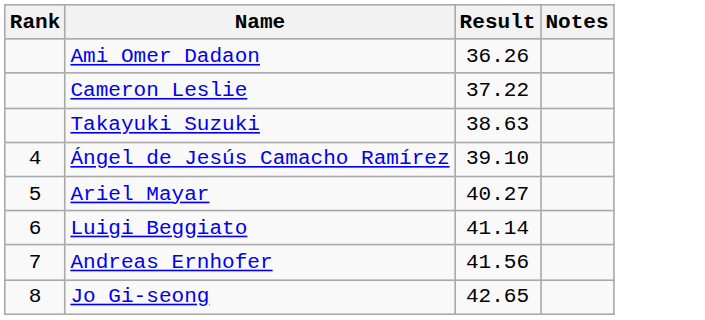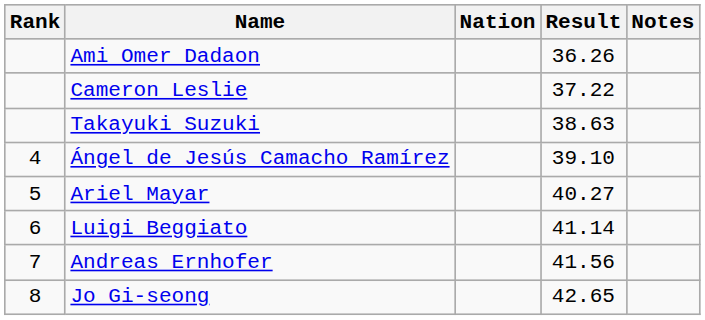+ column: (498, 22)
